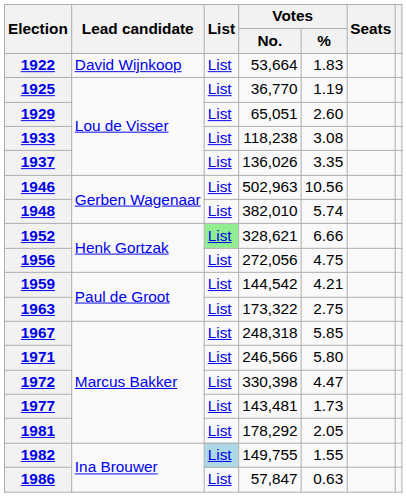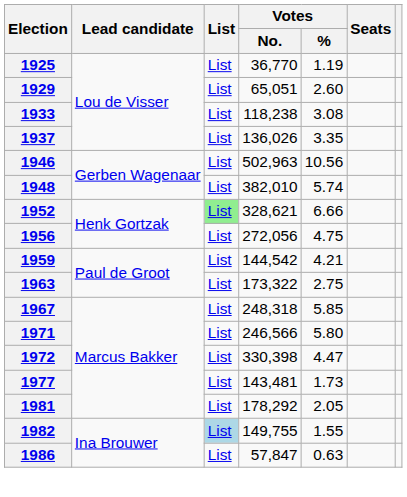- row: (38, 65)
